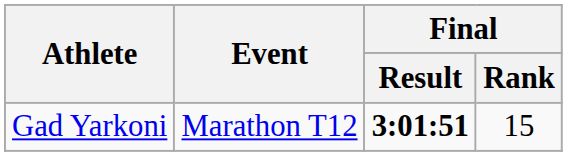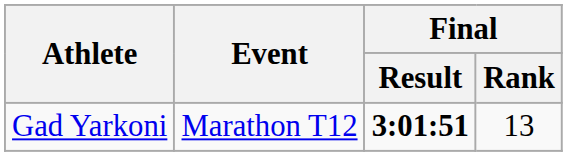(519, 126) 15 -> (519, 126) 13
